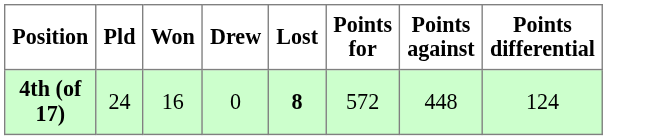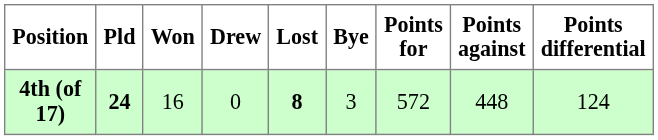+ column: (351, 36)
(119, 101) normal -> (119, 101) bold
